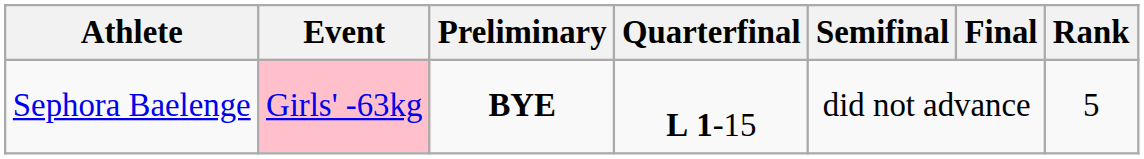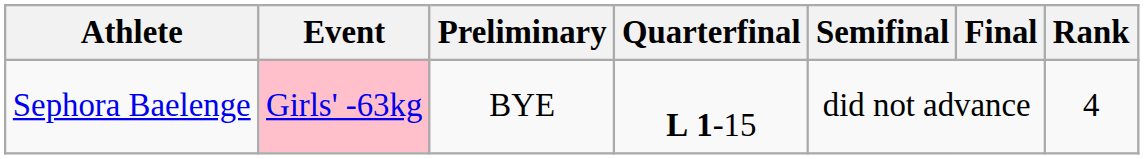(522, 105) bold -> (522, 105) normal
(1091, 105) 5 -> (1091, 105) 4
